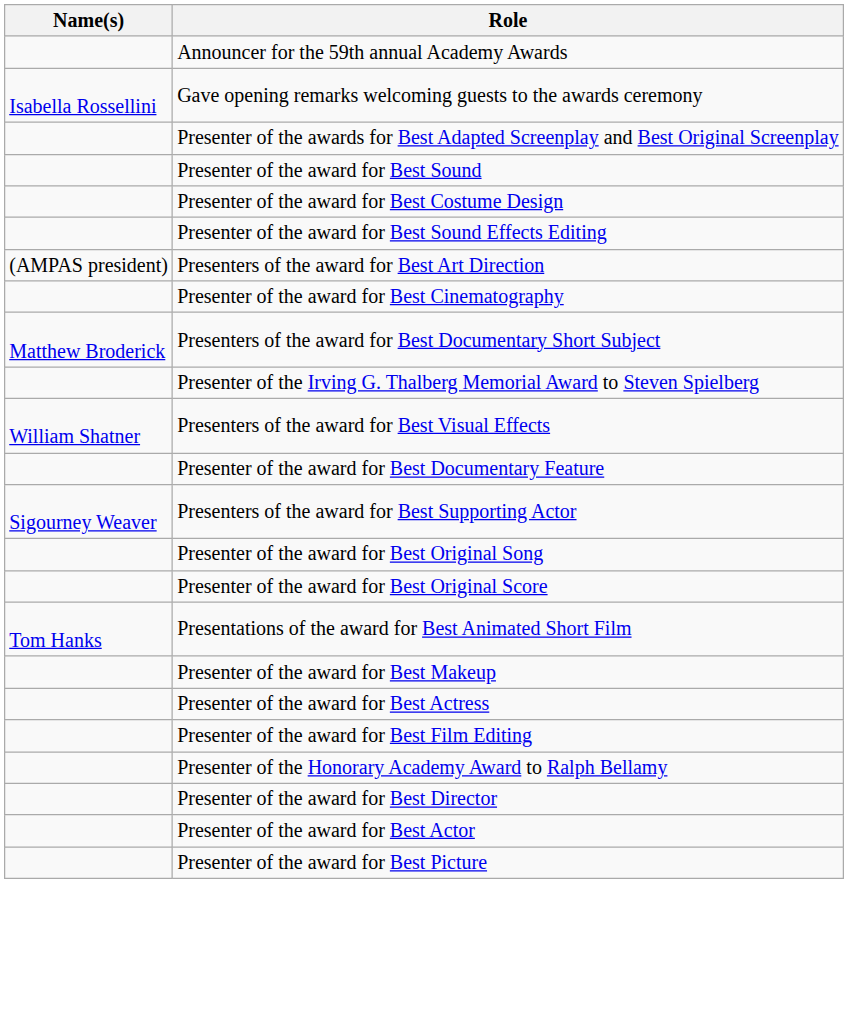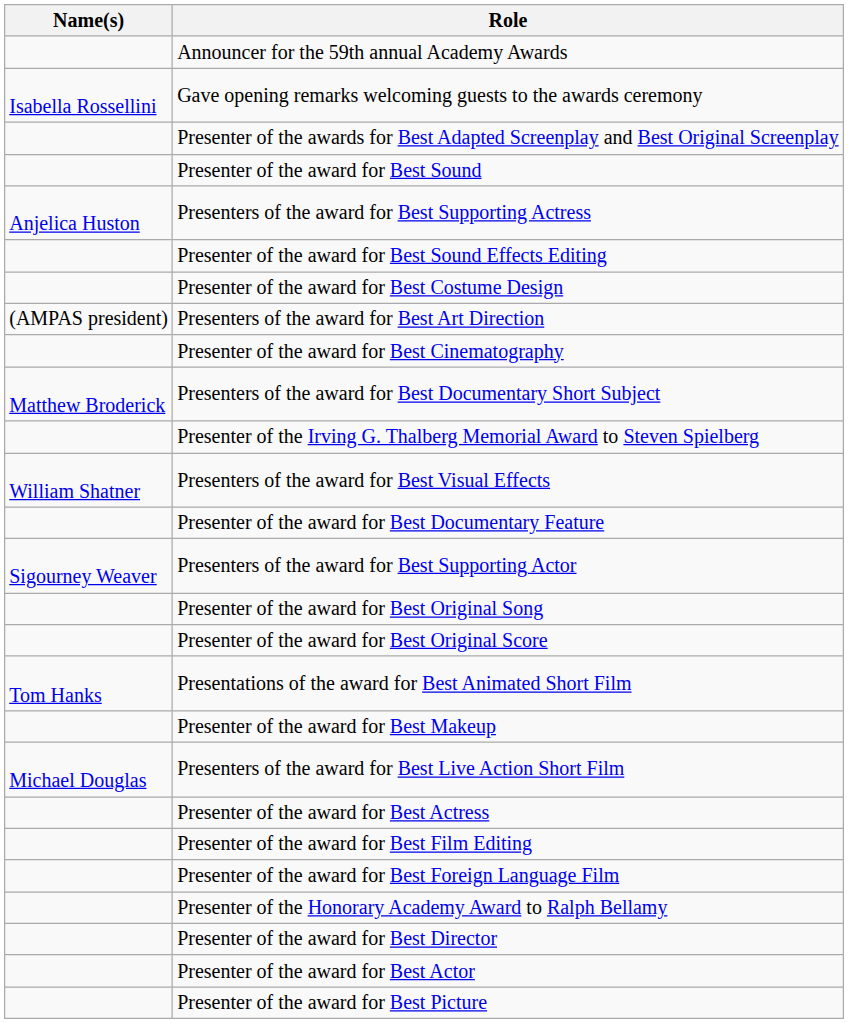+ row: (384, 212)
rows swapped: (392, 233) <-> (370, 201)
+ row: (401, 769)
+ row: (398, 875)
